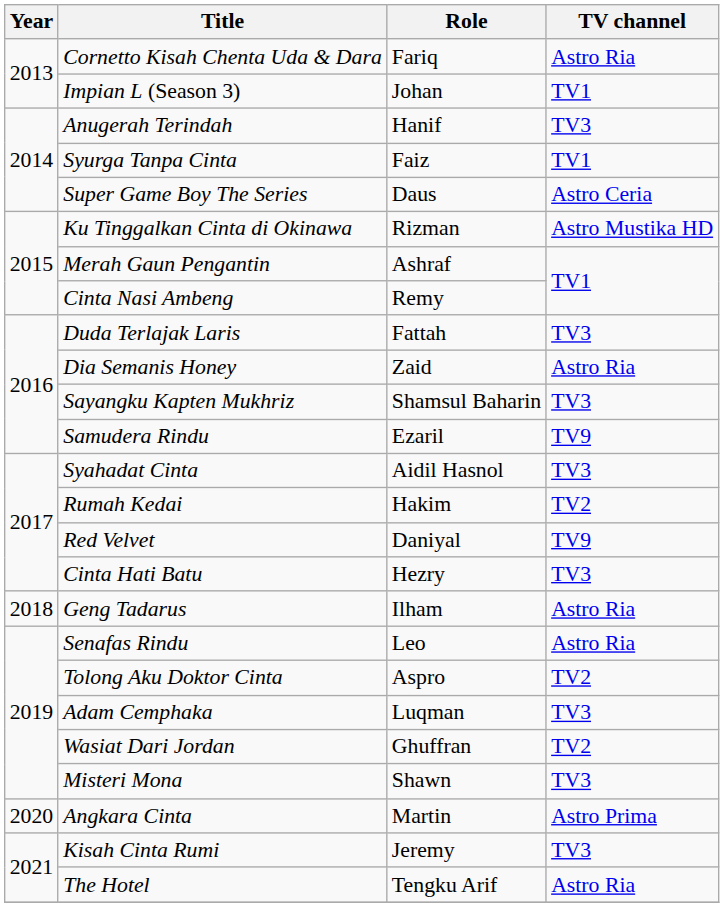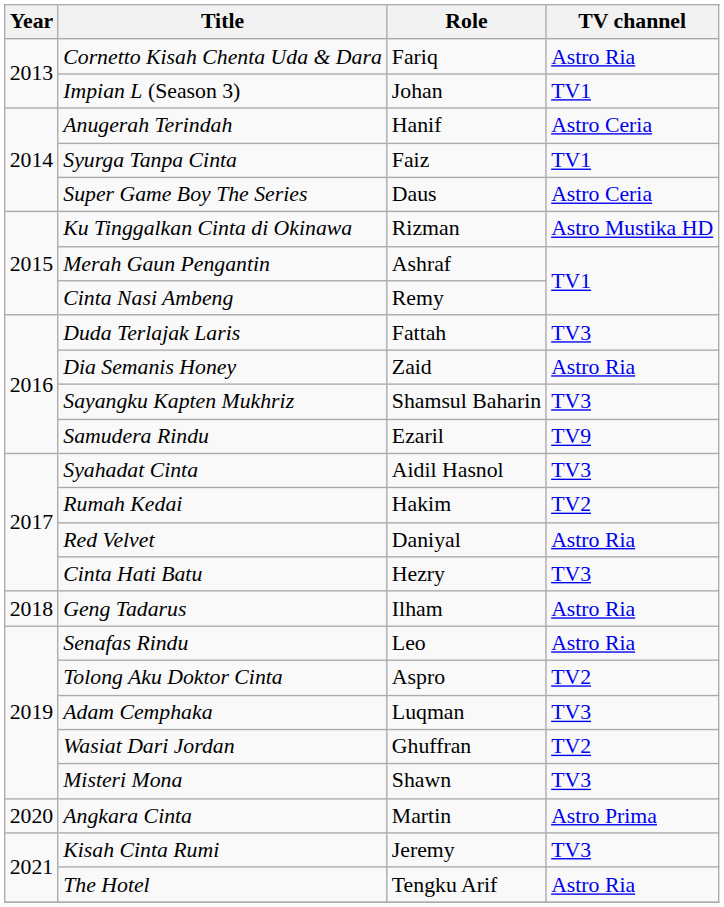(571, 125) TV3 -> (602, 125) Astro Ceria
(571, 539) TV9 -> (593, 539) Astro Ria
